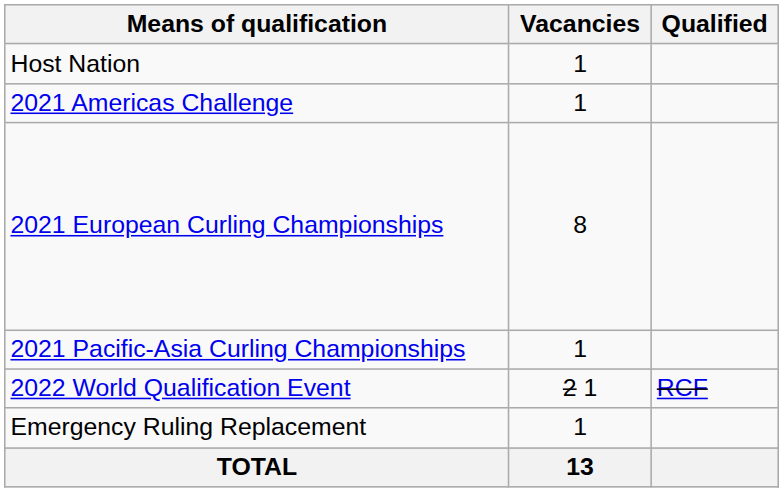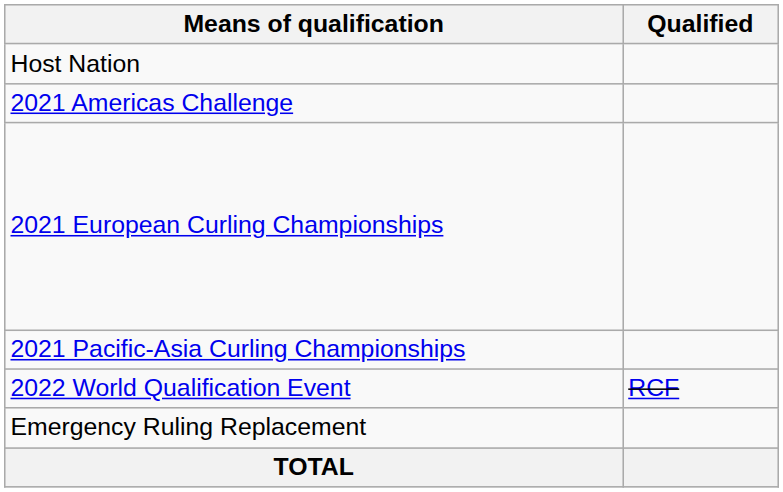- column: (580, 24)
